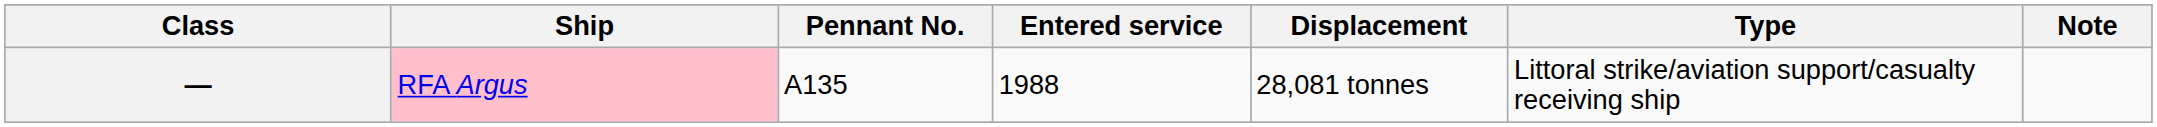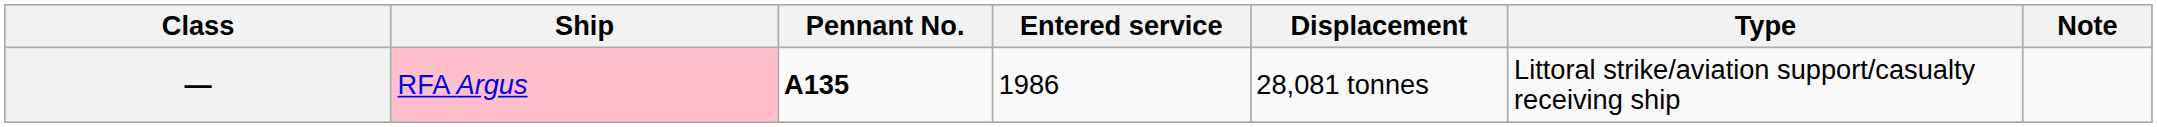(816, 84) normal -> (817, 84) bold
(1029, 84) 1988 -> (1029, 84) 1986
